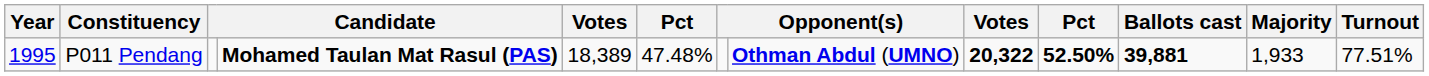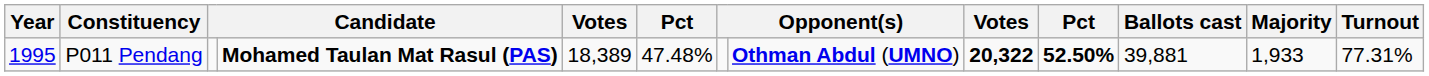(1156, 54) bold -> (1156, 54) normal
(1377, 54) 77.51% -> (1377, 54) 77.31%
